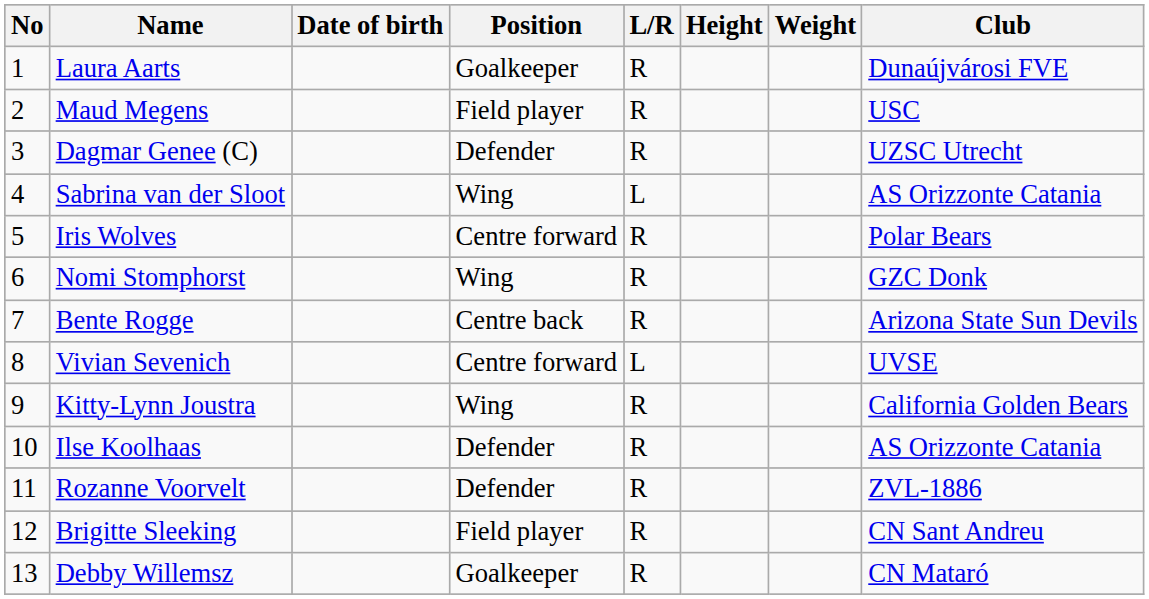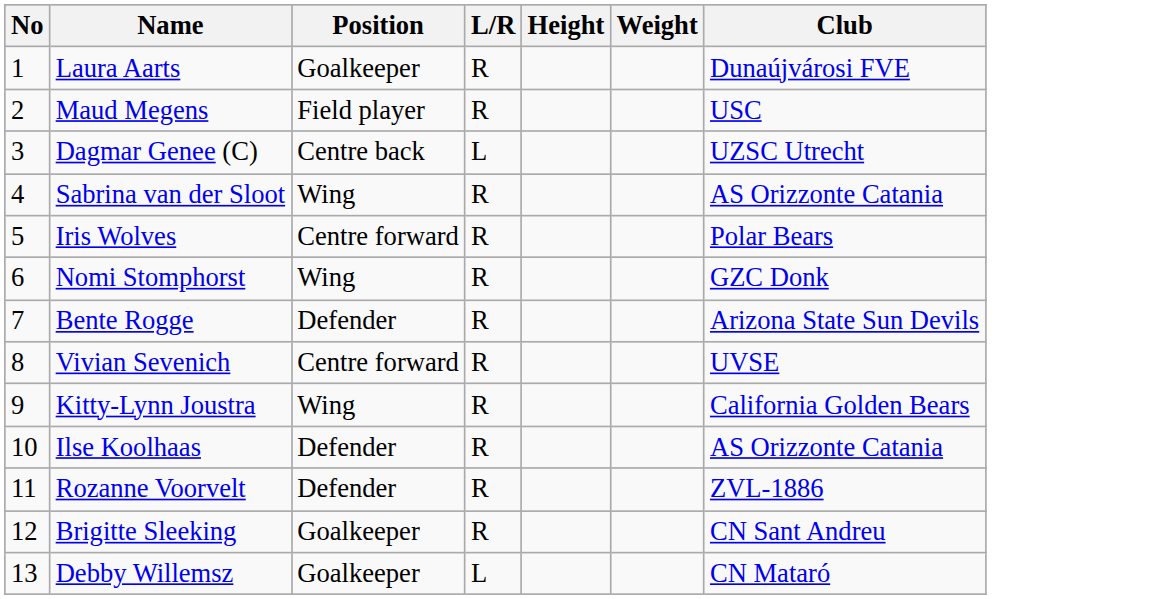- column: (370, 25)
(505, 151) Defender -> (361, 151) Centre back
(638, 151) R -> (479, 151) L
(637, 194) L -> (480, 194) R
(519, 320) Centre back -> (347, 320) Defender
(637, 362) L -> (480, 362) R
(519, 531) Field player -> (359, 531) Goalkeeper
(638, 573) R -> (479, 573) L
